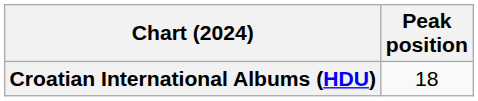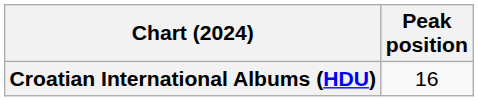(427, 78) 18 -> (427, 78) 16
